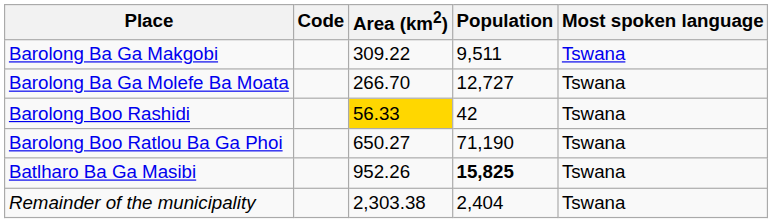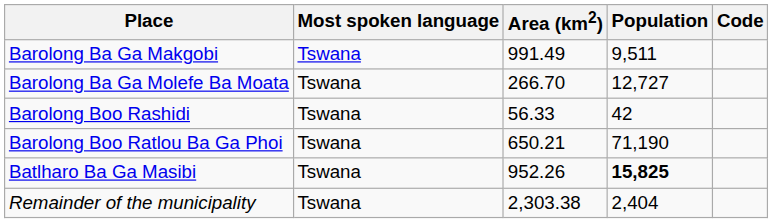columns swapped: (321, 21) <-> (663, 21)
(382, 54) 309.22 -> (536, 54) 991.49
(376, 113) gold background -> (531, 113) no background
(382, 143) 650.27 -> (536, 143) 650.21
